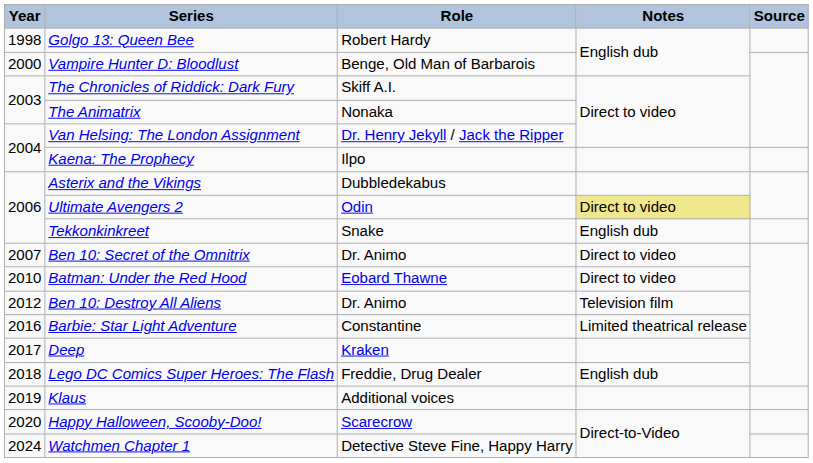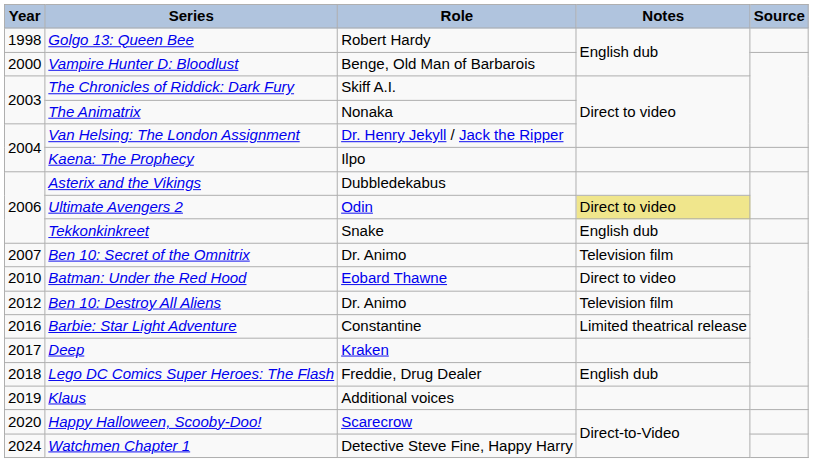(628, 254) Direct to video -> (626, 254) Television film
